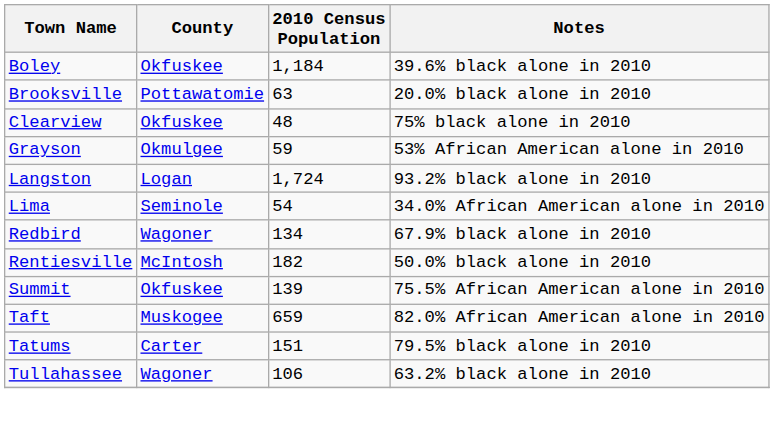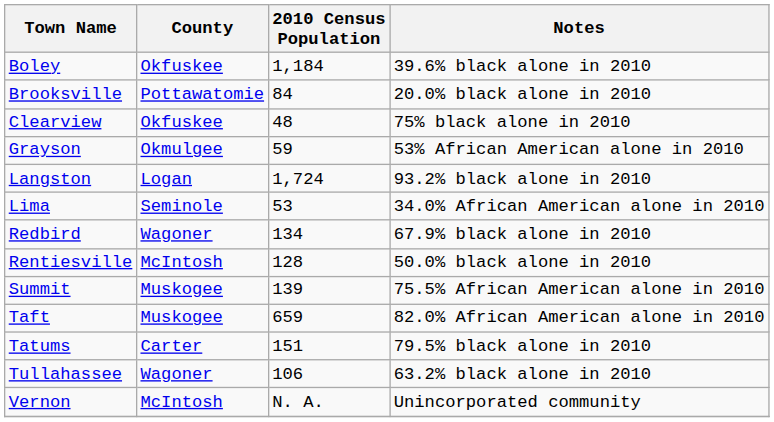(283, 94) 63 -> (283, 94) 84
(283, 206) 54 -> (283, 206) 53
(288, 262) 182 -> (288, 262) 128
(182, 290) Okfuskee -> (182, 290) Muskogee
+ row: (40, 402)
